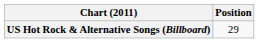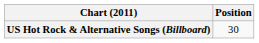(233, 29) 29 -> (233, 29) 30
